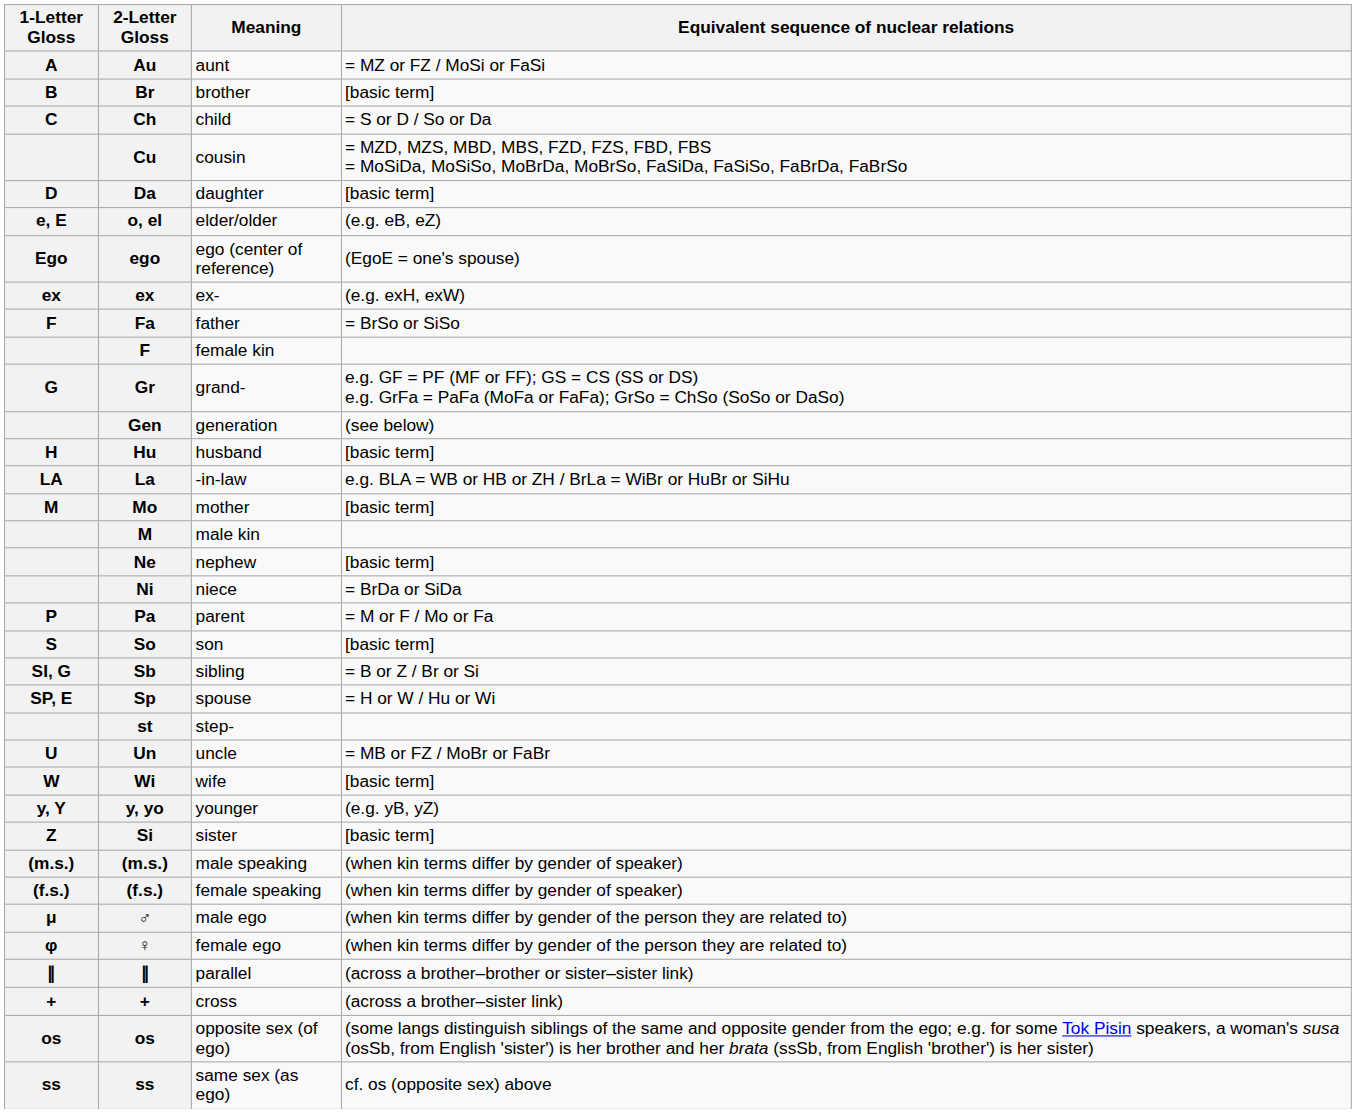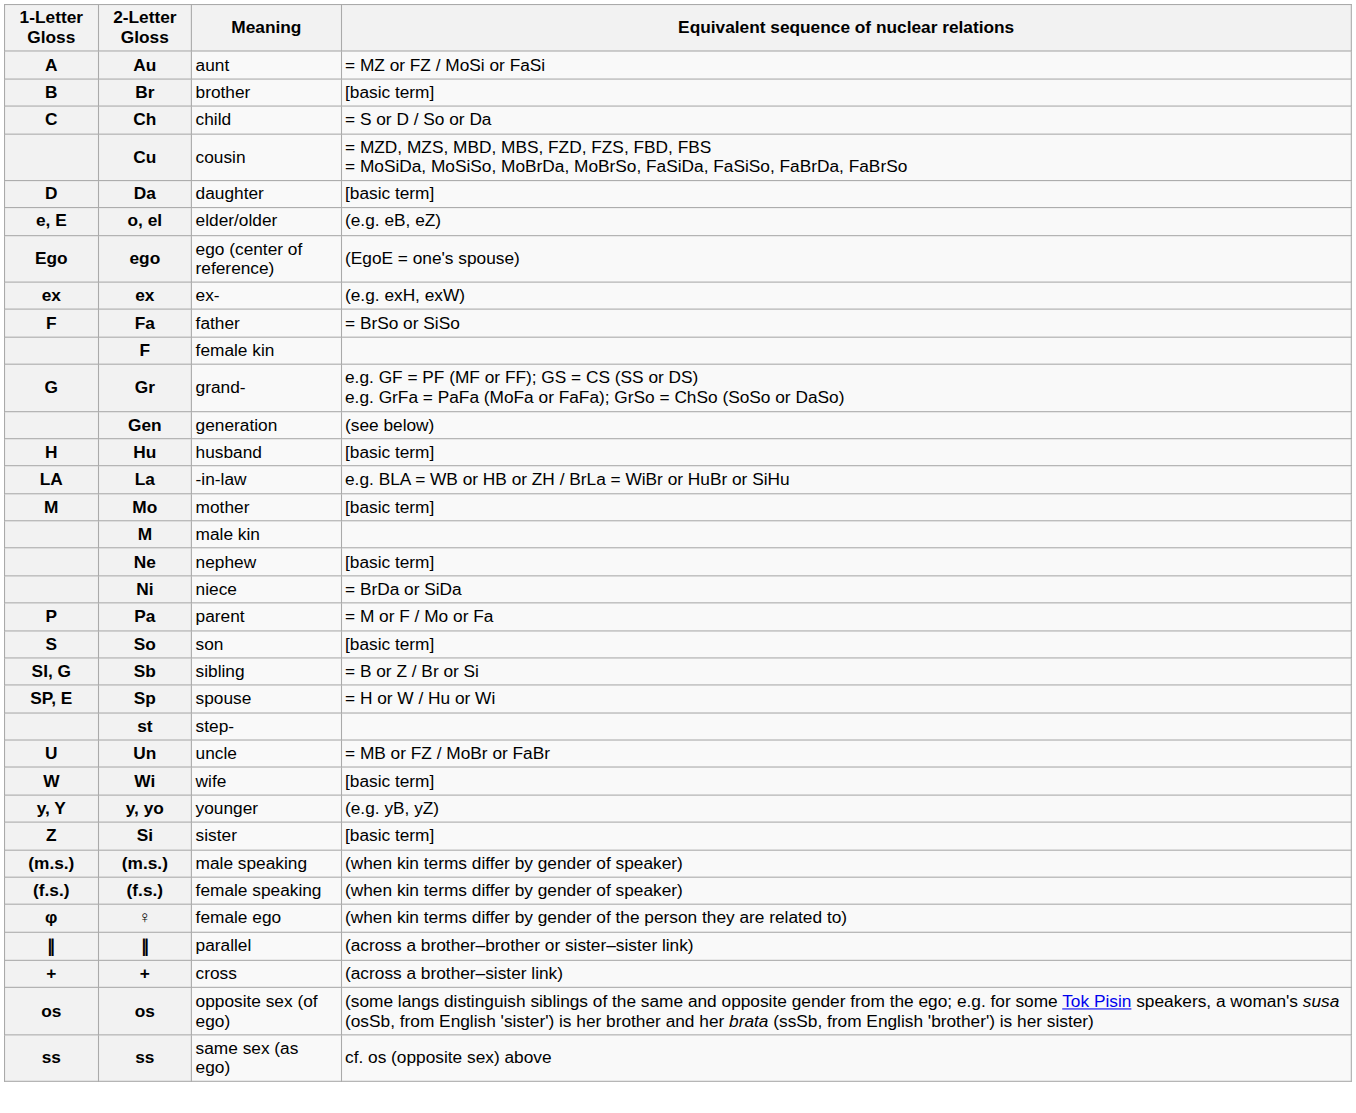- row: (145, 918)
